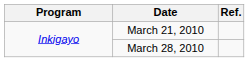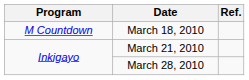+ row: (166, 30)
